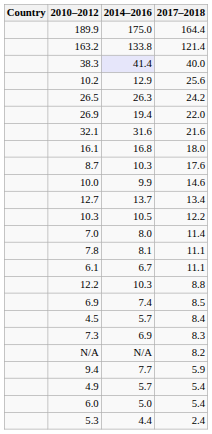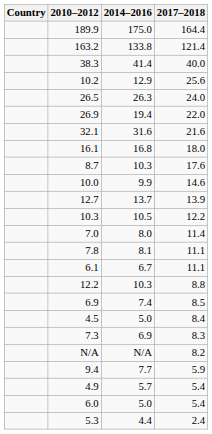(143, 64) lavender background -> (143, 64) no background
(196, 98) 24.2 -> (196, 98) 24.0
(196, 200) 13.4 -> (196, 200) 13.9
(145, 319) 5.7 -> (145, 319) 5.0
